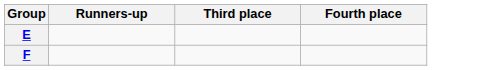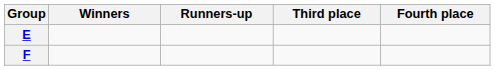+ column: (104, 14)
